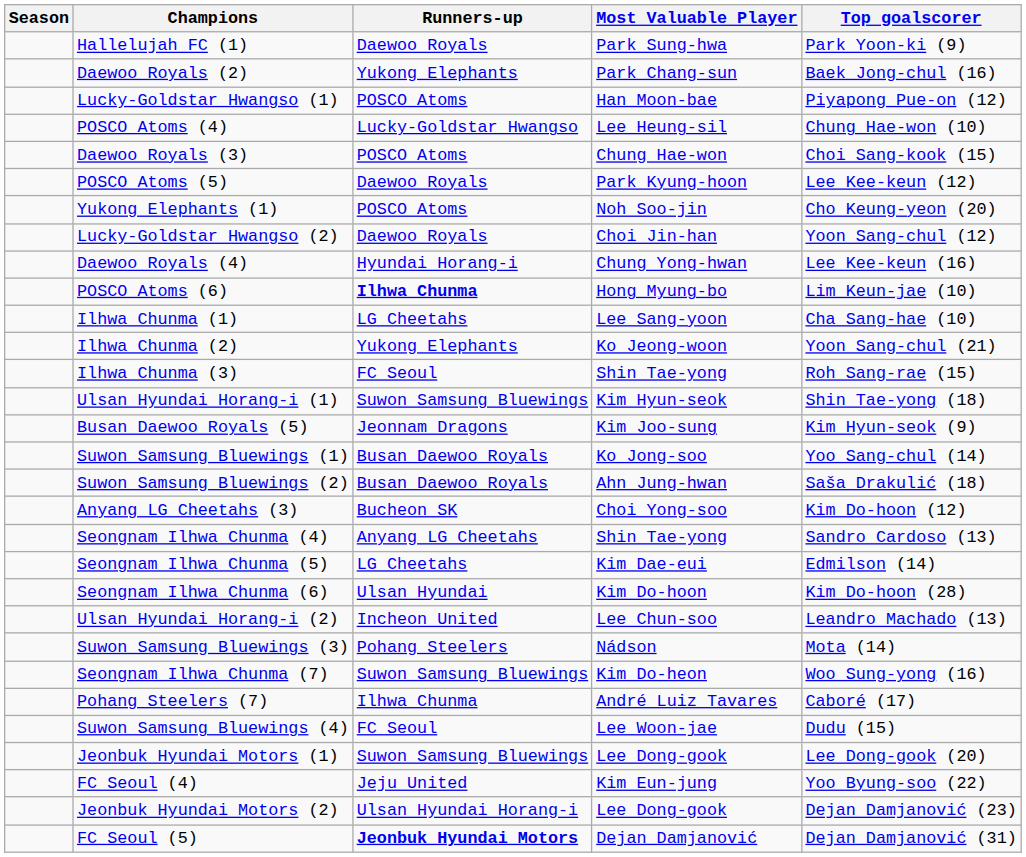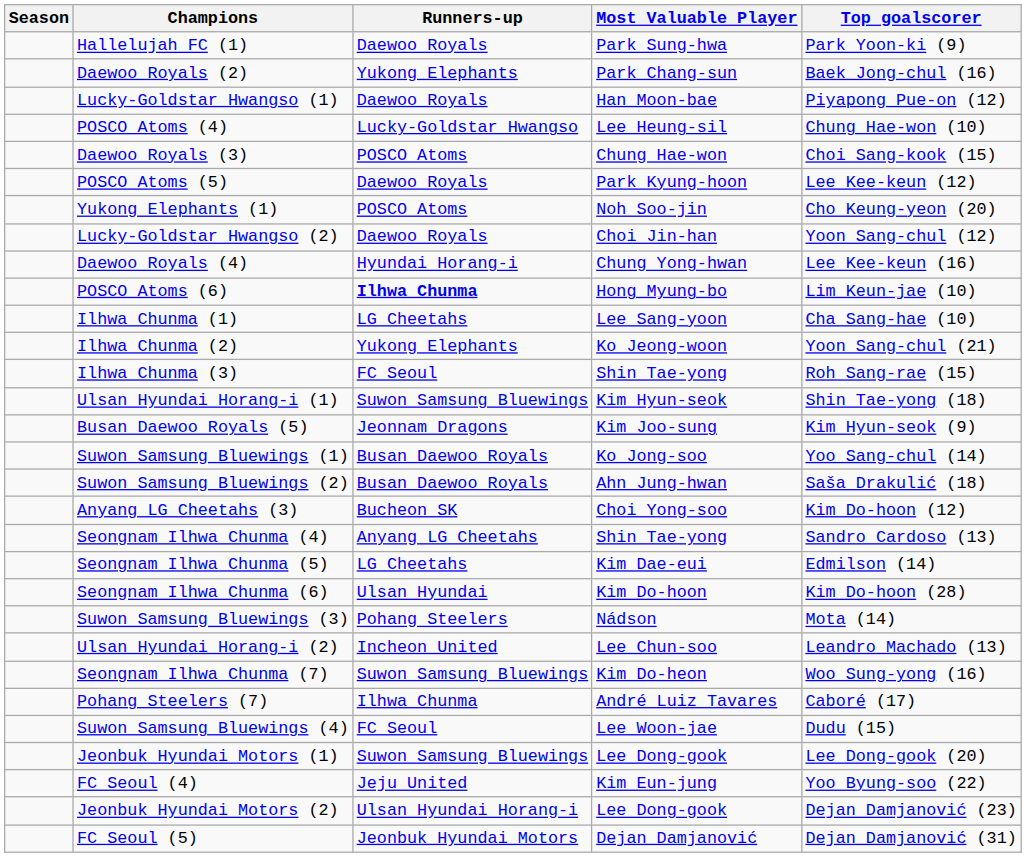(412, 100) POSCO Atoms -> (422, 100) Daewoo Royals
rows swapped: (213, 647) <-> (208, 620)
(467, 838) bold -> (467, 838) normal
